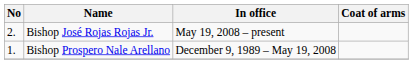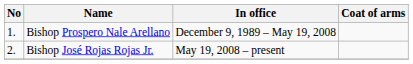rows swapped: (98, 50) <-> (90, 31)
